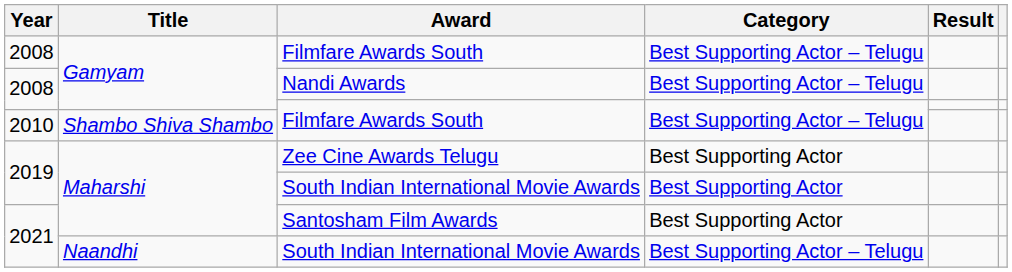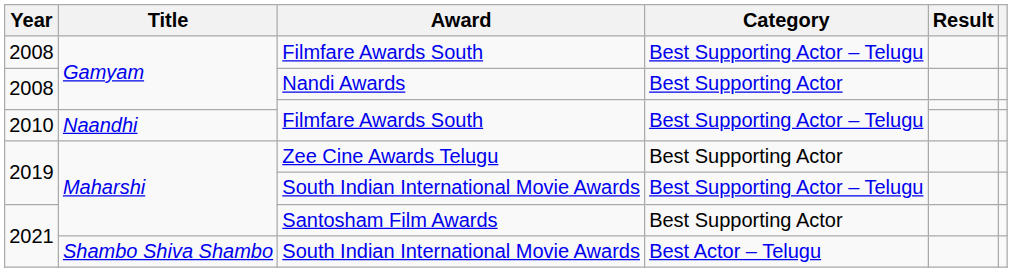(786, 83) Best Supporting Actor – Telugu -> (746, 83) Best Supporting Actor
(168, 124) Shambo Shiva Shambo -> (100, 124) Naandhi
(746, 188) Best Supporting Actor -> (786, 188) Best Supporting Actor – Telugu
(100, 251) Naandhi -> (168, 251) Shambo Shiva Shambo
(786, 251) Best Supporting Actor – Telugu -> (735, 251) Best Actor – Telugu
